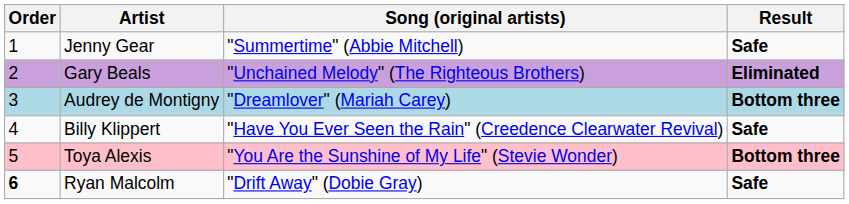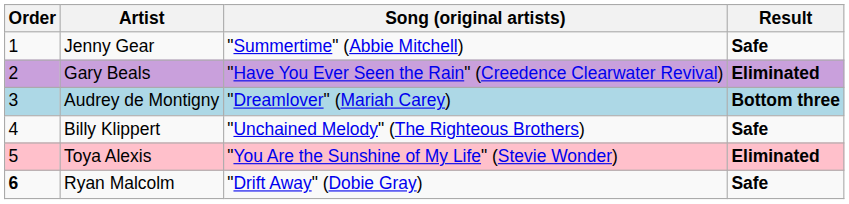(406, 73) "Unchained Melody" (The Righteous Brothers) -> (475, 73) "Have You Ever Seen the Rain" (Creedence Clearwater Revival)
(475, 128) "Have You Ever Seen the Rain" (Creedence Clearwater Revival) -> (406, 128) "Unchained Melody" (The Righteous Brothers)
(786, 156) Bottom three -> (776, 156) Eliminated
